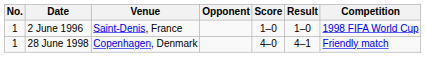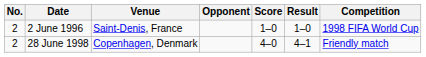(15, 28) 1 -> (15, 28) 2
(15, 44) 1 -> (15, 44) 2
